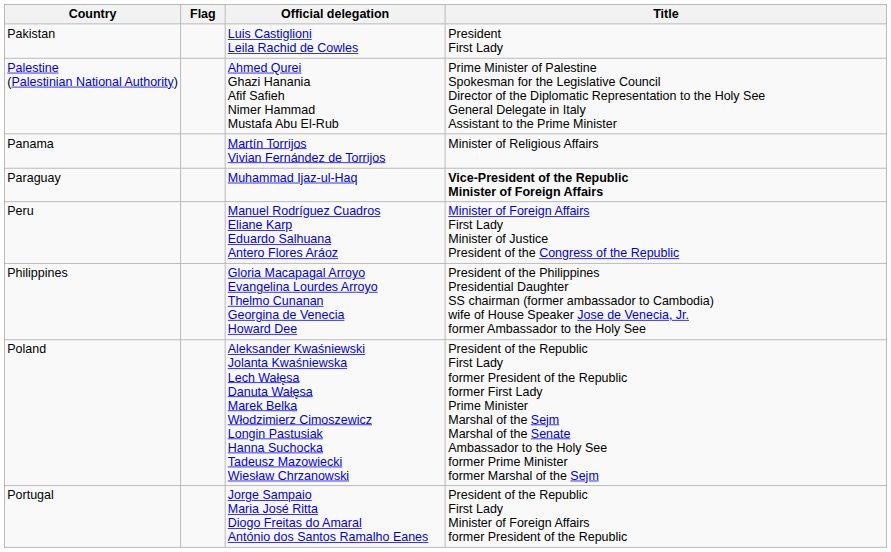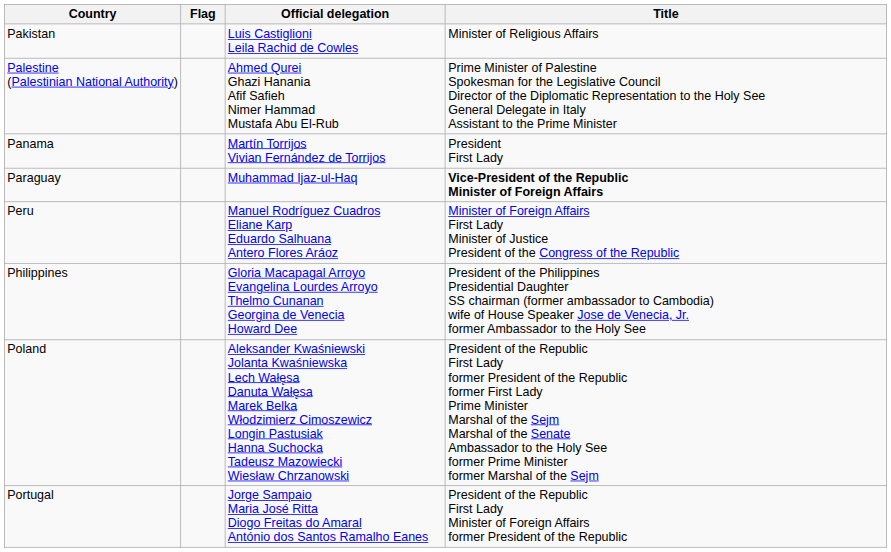(476, 41) President First Lady -> (523, 34) Minister of Religious Affairs
(523, 143) Minister of Religious Affairs -> (476, 150) President First Lady
